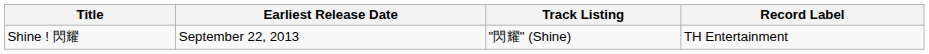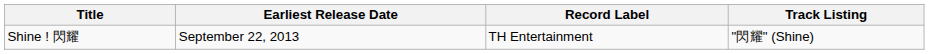columns swapped: (583, 15) <-> (802, 15)
